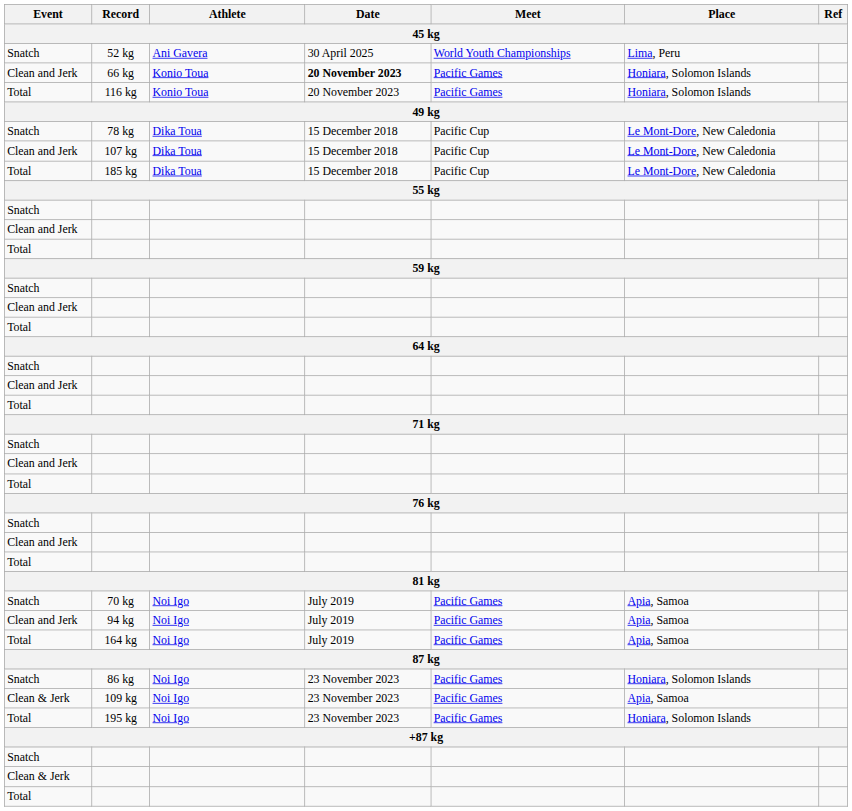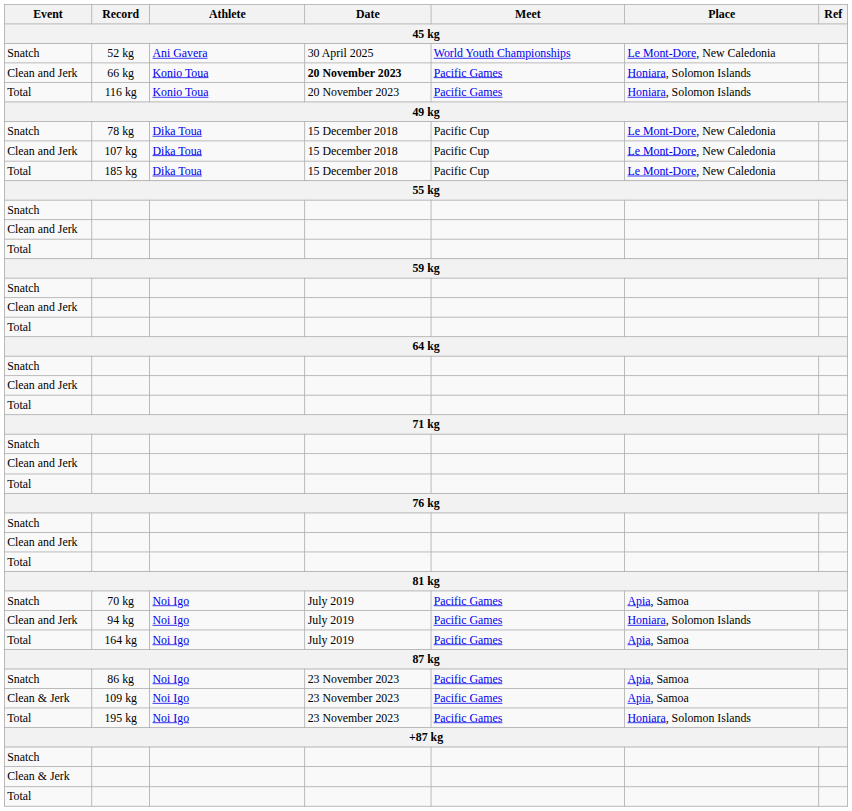(654, 53) Lima, Peru -> (702, 53) Le Mont-Dore, New Caledonia
(658, 620) Apia, Samoa -> (689, 620) Honiara, Solomon Islands
(689, 679) Honiara, Solomon Islands -> (658, 679) Apia, Samoa
